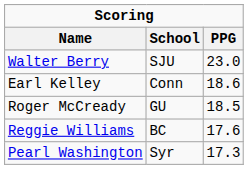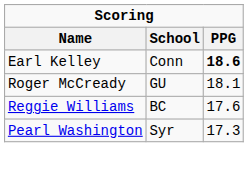- row: (58, 62)
(223, 85) normal -> (223, 62) bold
(223, 108) 18.5 -> (223, 85) 18.1
